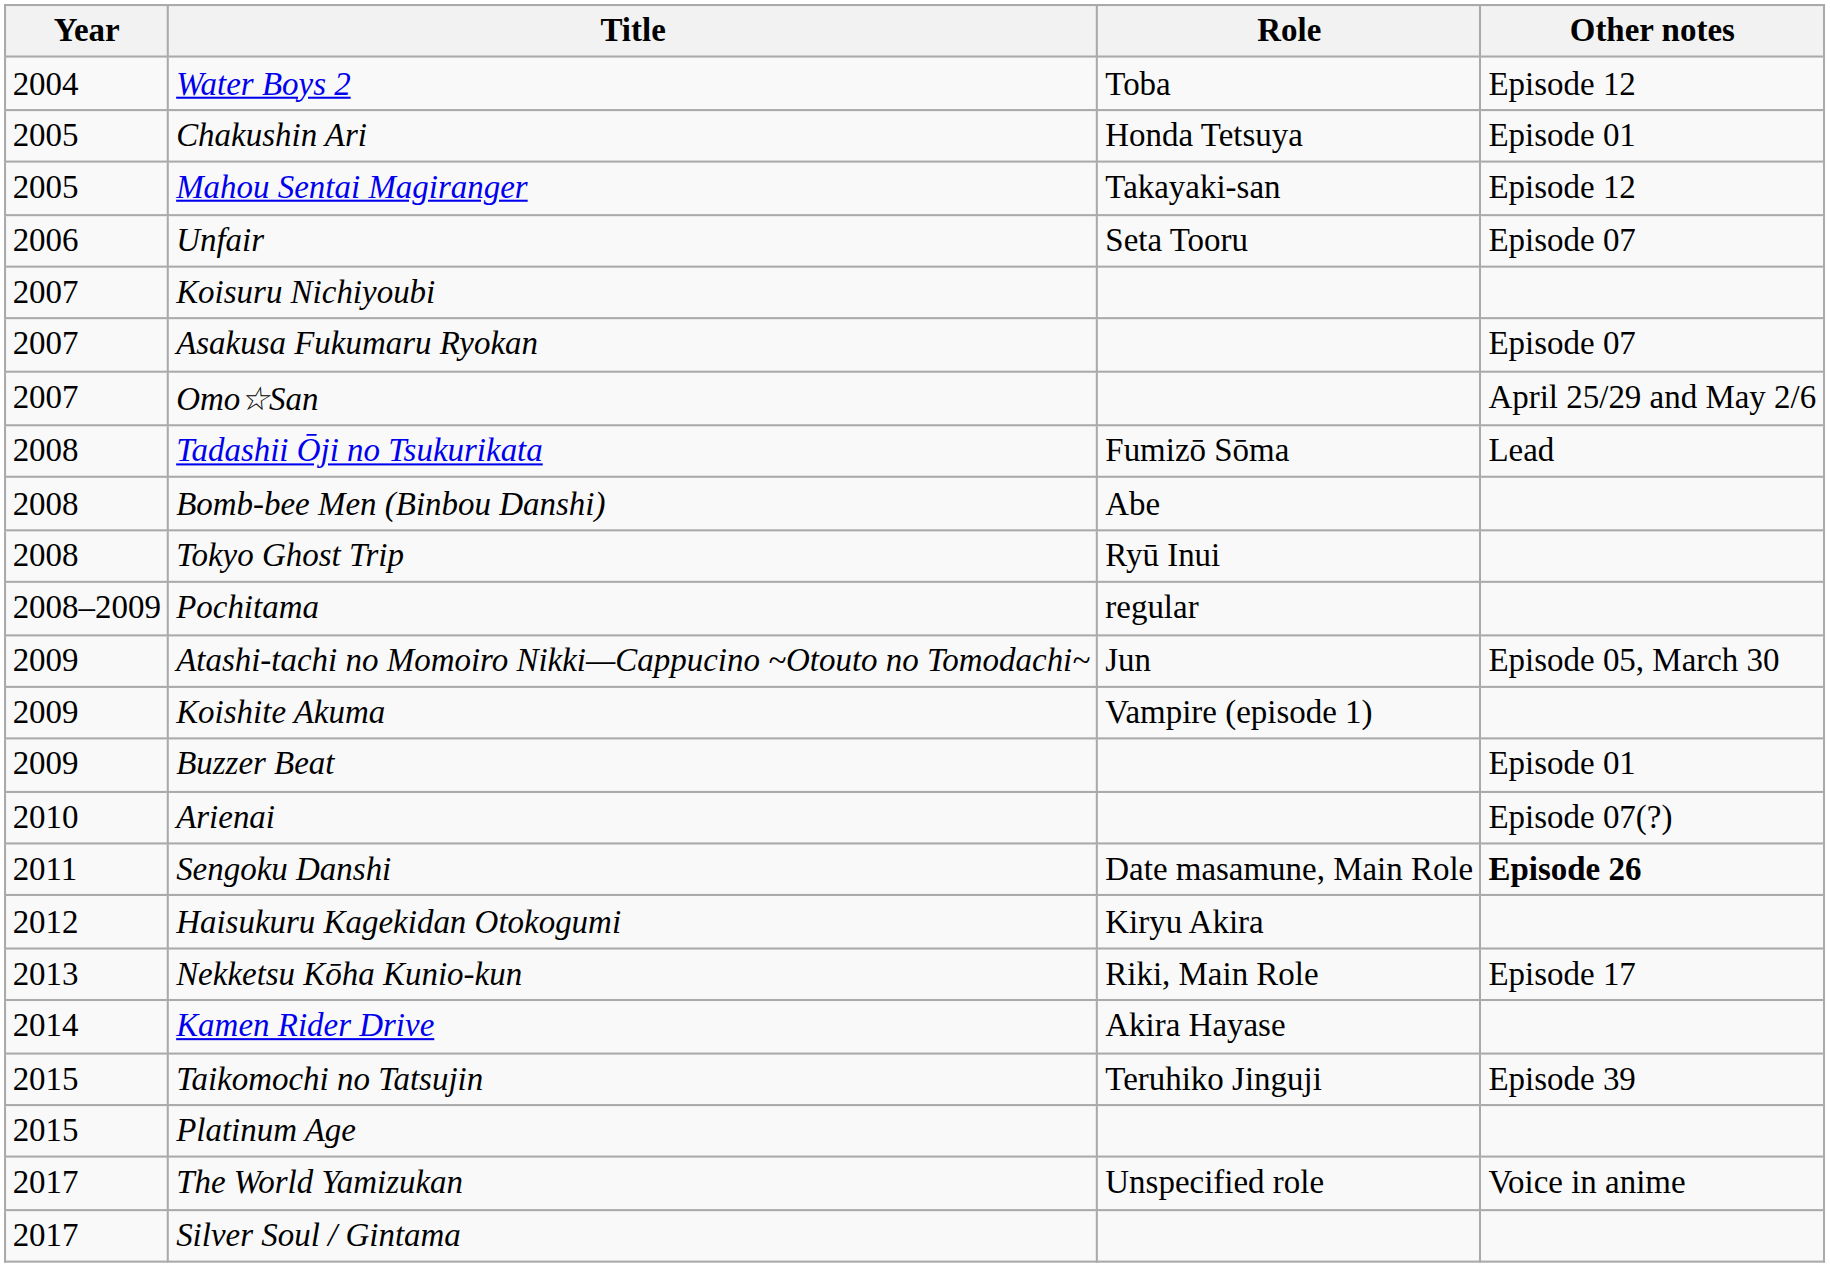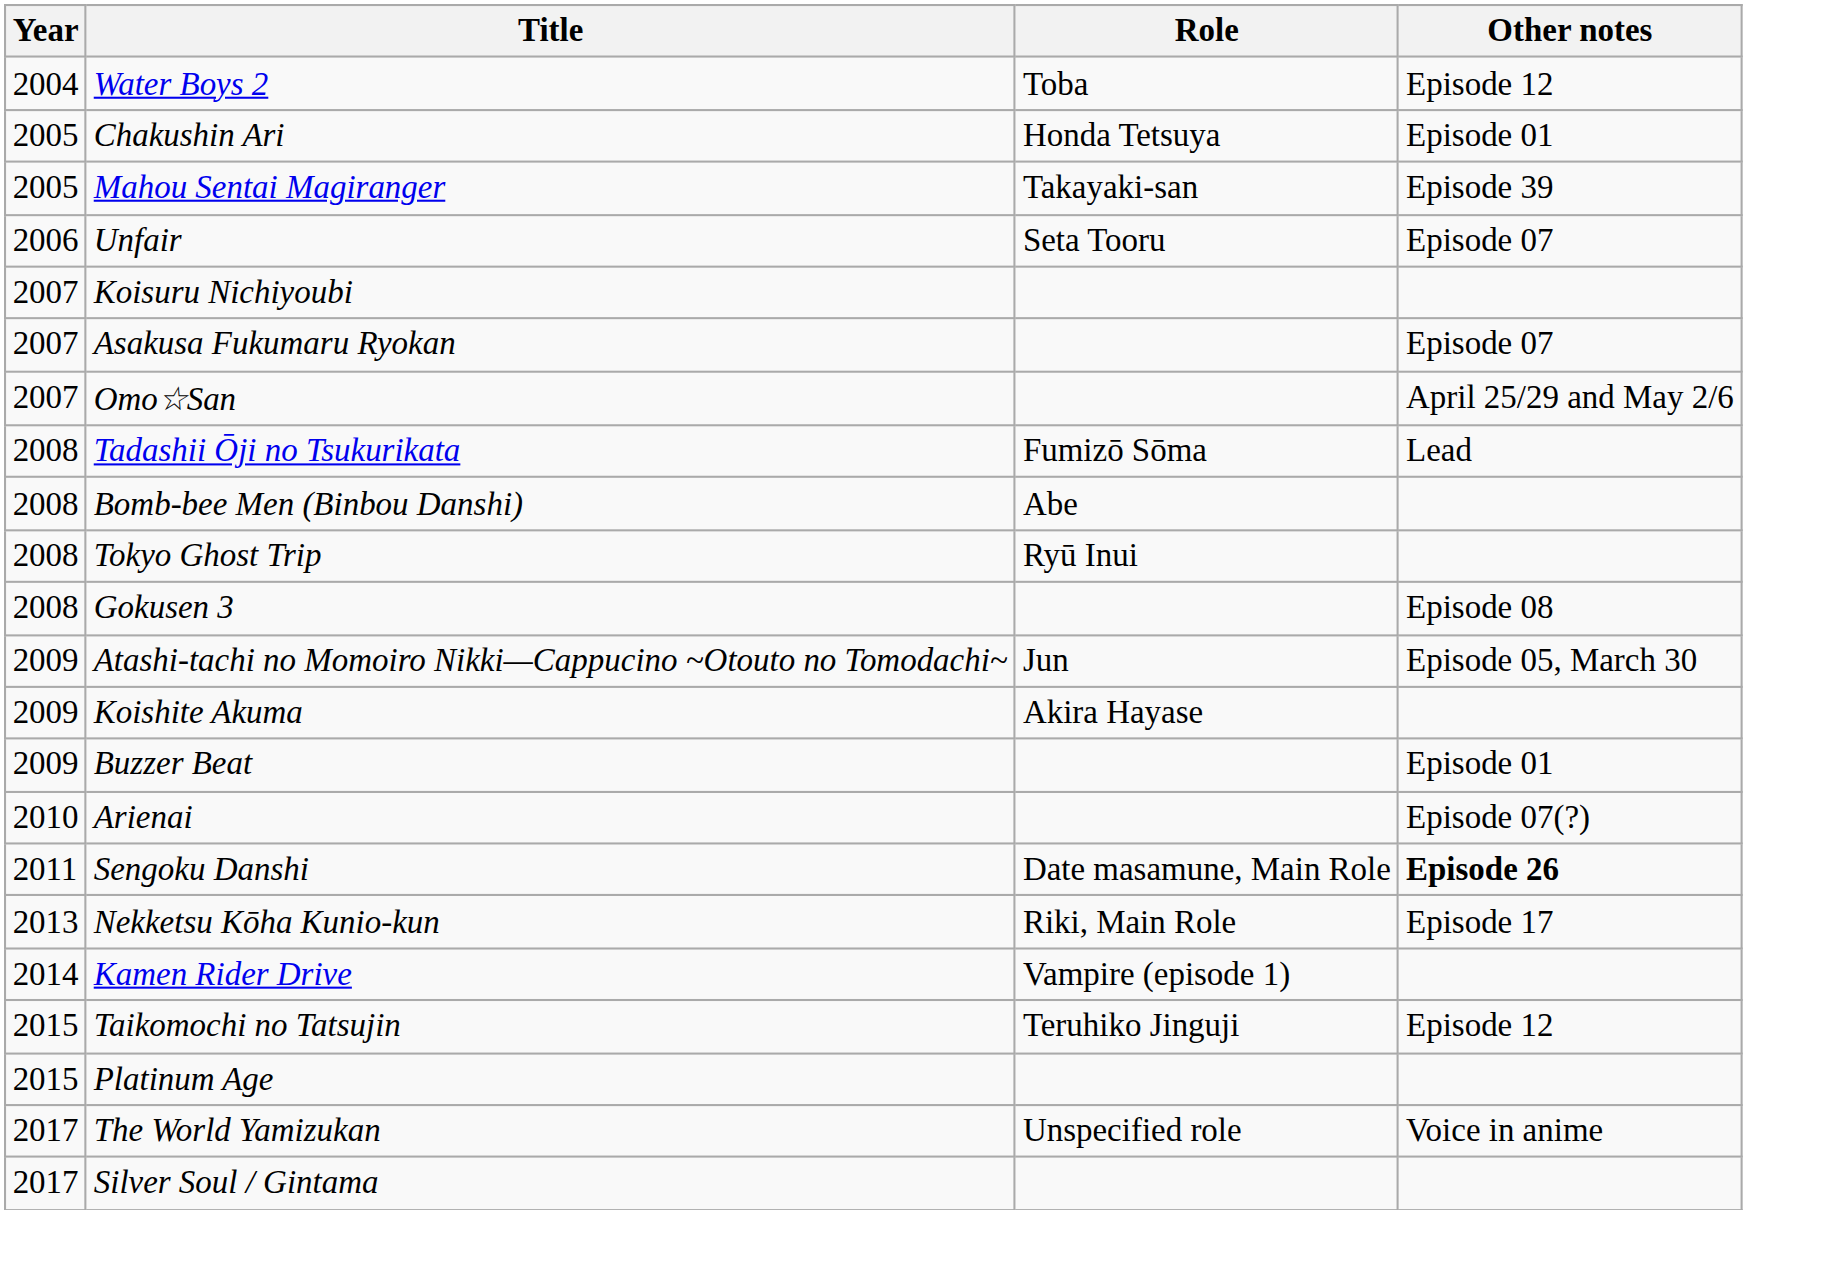(1562, 187) Episode 12 -> (1480, 187) Episode 39
+ row: (164, 607)
- row: (248, 607)
(1239, 712) Vampire (episode 1) -> (1113, 712) Akira Hayase
- row: (399, 921)
(1195, 1025) Akira Hayase -> (1157, 973) Vampire (episode 1)
(1562, 1078) Episode 39 -> (1480, 1025) Episode 12
